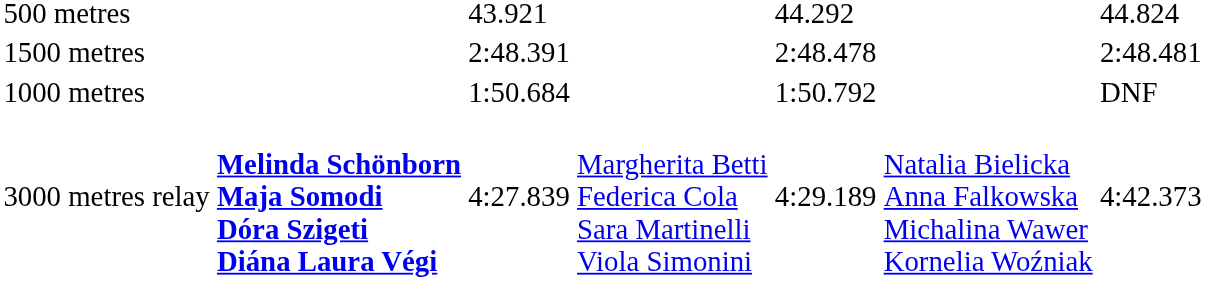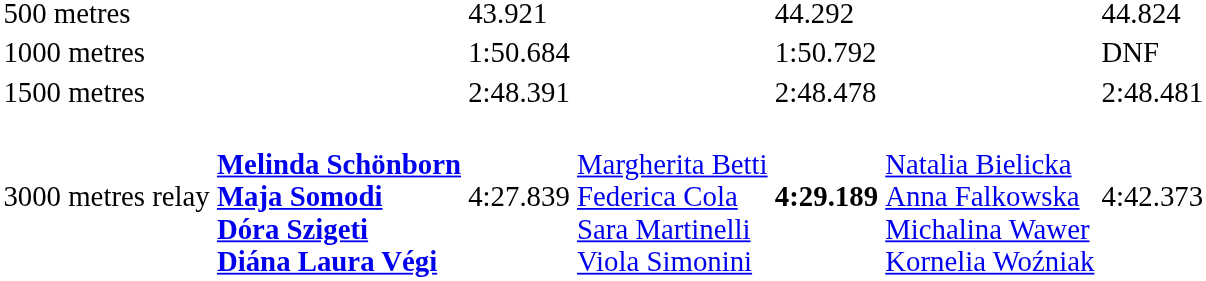rows swapped: (74, 92) <-> (74, 52)
(826, 196) normal -> (826, 196) bold
